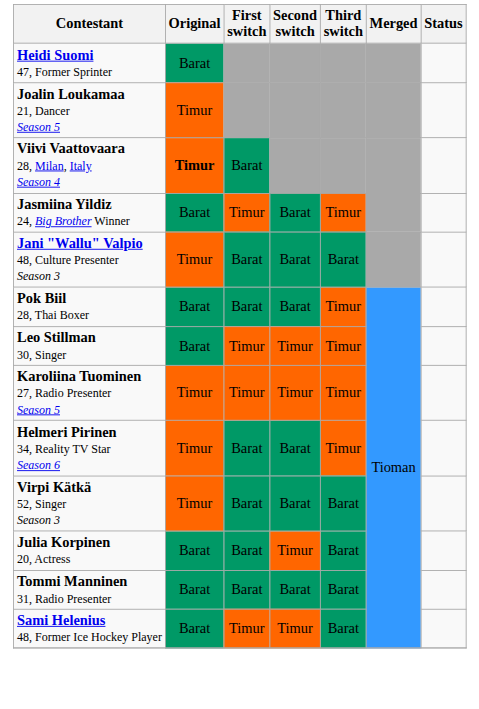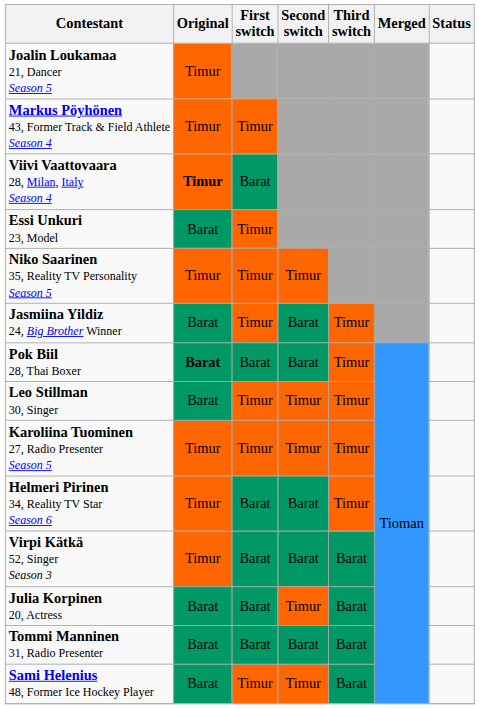- row: (64, 63)
+ row: (89, 126)
+ row: (45, 228)
+ row: (73, 275)
- row: (80, 259)
(195, 306) normal -> (203, 362) bold
